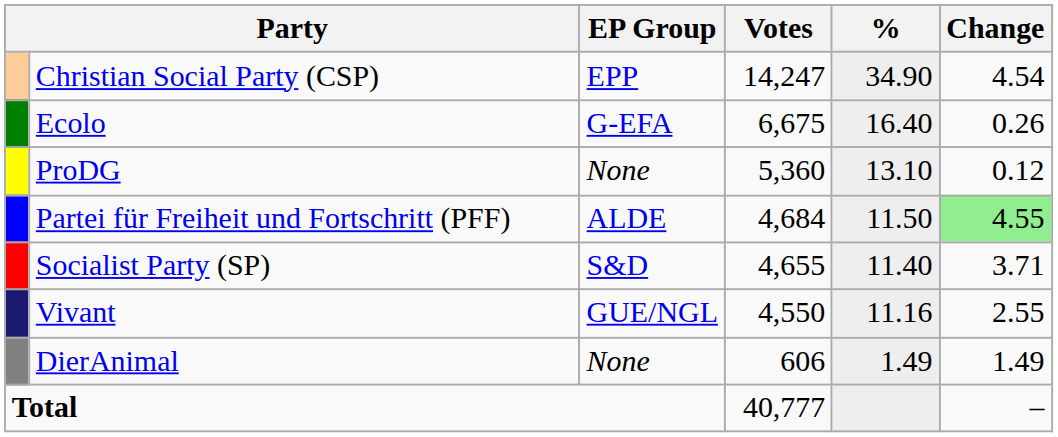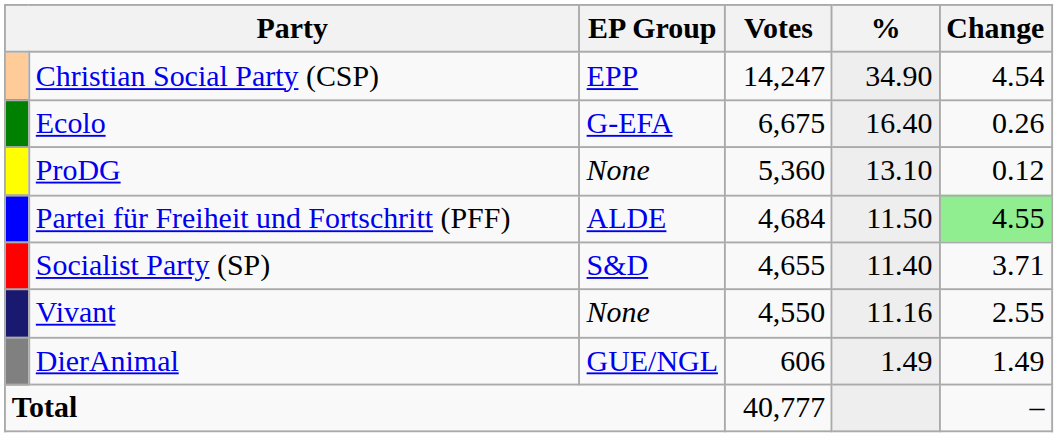(652, 312) GUE/NGL -> (618, 312) None
(618, 360) None -> (652, 360) GUE/NGL
